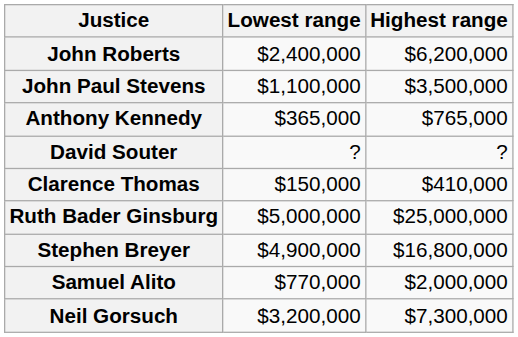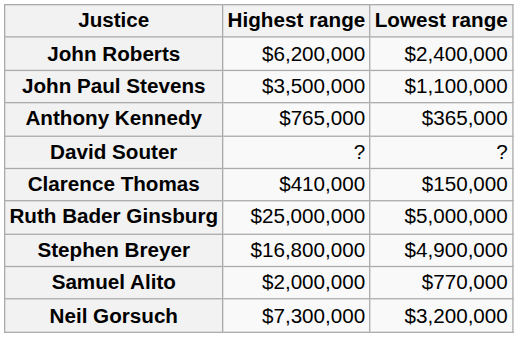columns swapped: (294, 20) <-> (439, 20)
